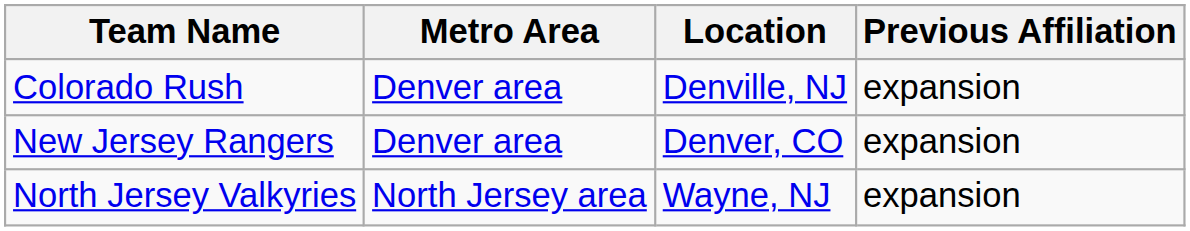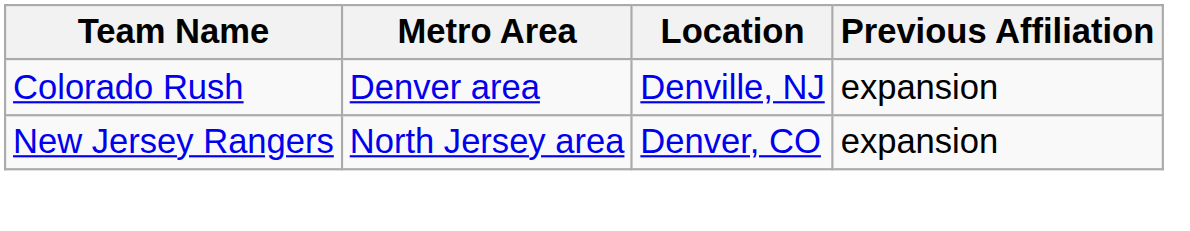(467, 141) Denver area -> (487, 141) North Jersey area
- row: (185, 196)
